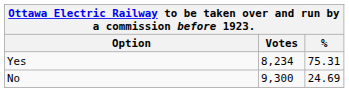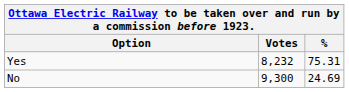(277, 61) 8,234 -> (277, 61) 8,232
